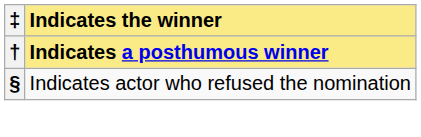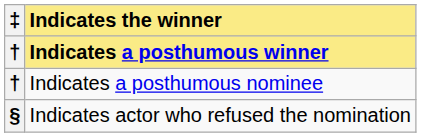+ row: (176, 83)
